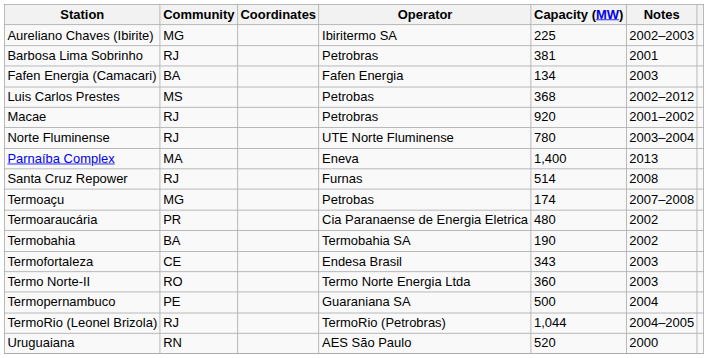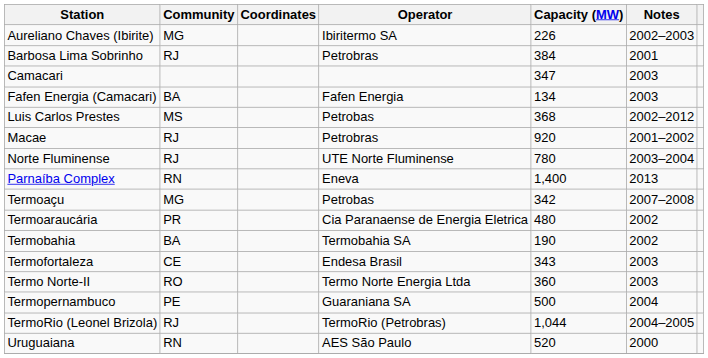(545, 35) 225 -> (545, 35) 226
(545, 55) 381 -> (545, 55) 384
+ row: (35, 76)
(173, 158) MA -> (173, 179) RN
- row: (68, 179)
(545, 199) 174 -> (545, 199) 342
